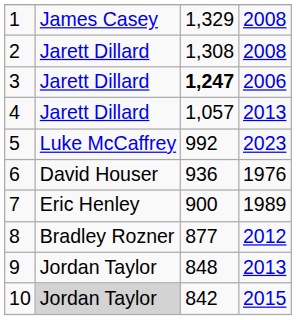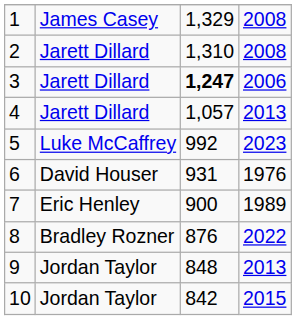(210, 50) 1,308 -> (210, 50) 1,310
(201, 174) 936 -> (201, 174) 931
(201, 236) 877 -> (201, 236) 876
(265, 236) 2012 -> (265, 236) 2022
(98, 298) lightgrey background -> (98, 298) no background
